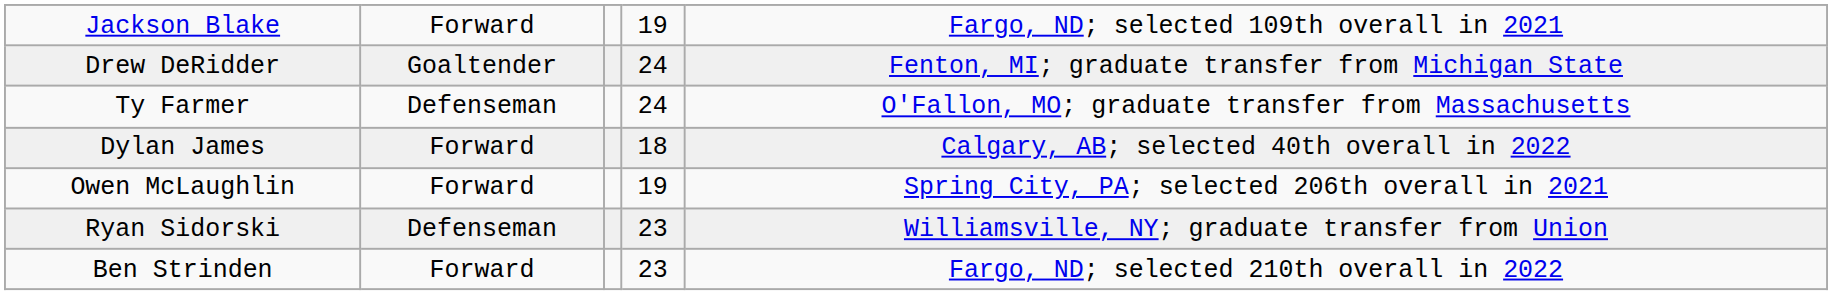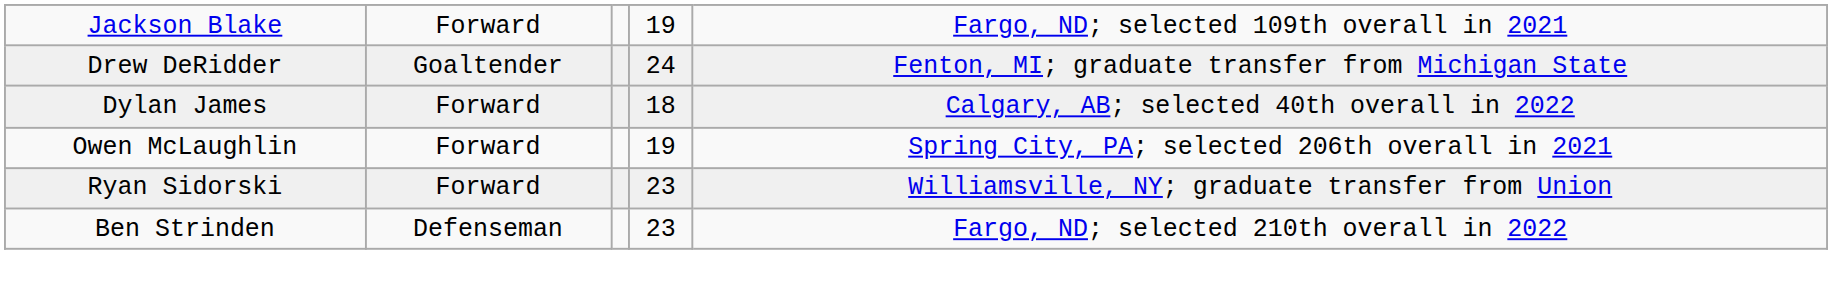- row: (183, 107)
(482, 229) Defenseman -> (488, 188) Forward
(482, 269) Forward -> (488, 229) Defenseman
